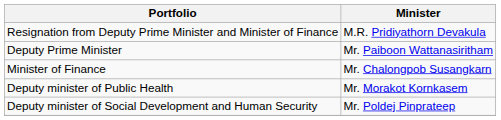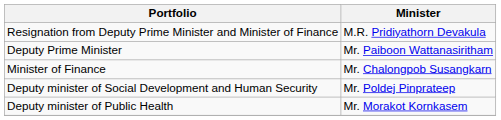rows swapped: (162, 106) <-> (90, 87)
